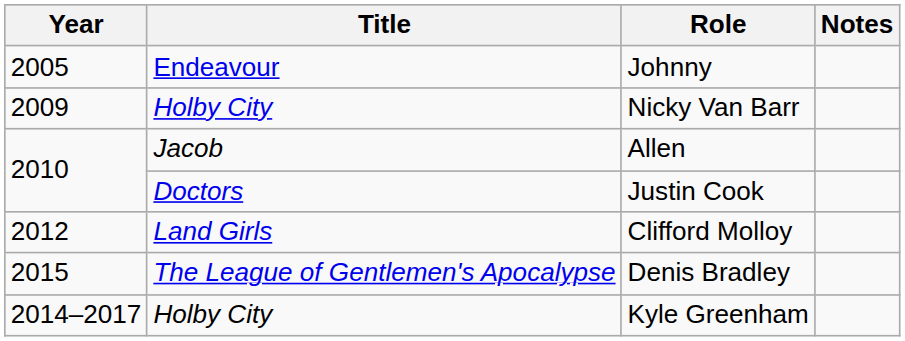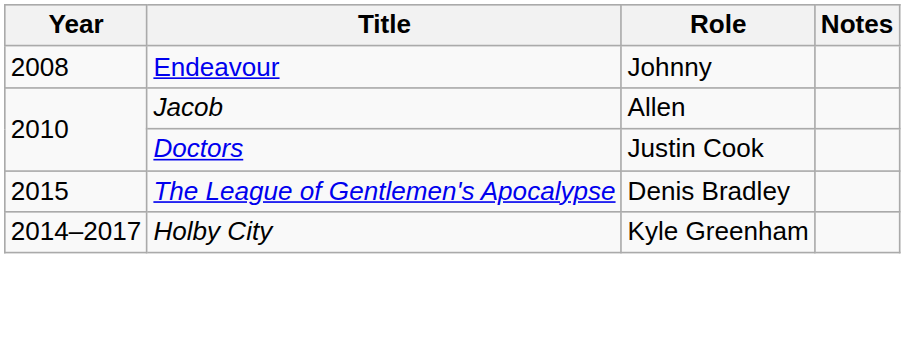(40, 66) 2005 -> (40, 66) 2008
- row: (714, 107)
- row: (710, 231)
